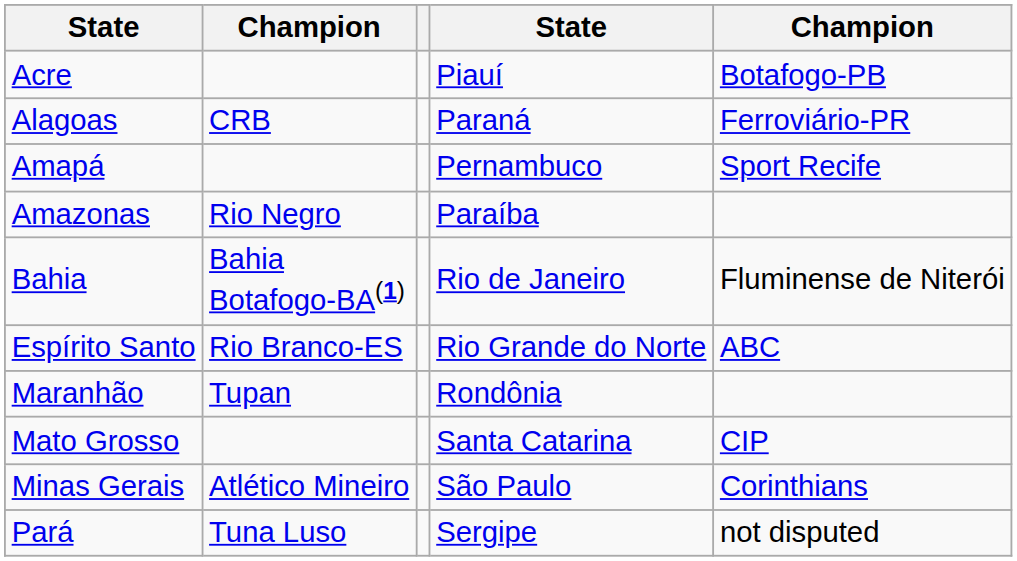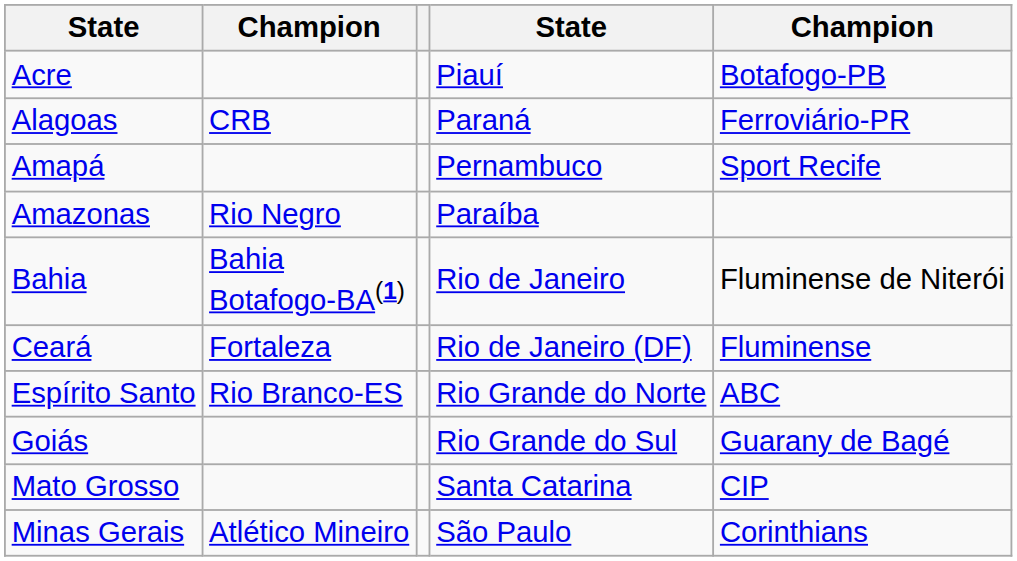+ row: (52, 347)
+ row: (50, 440)
- row: (78, 393)
- row: (43, 532)
